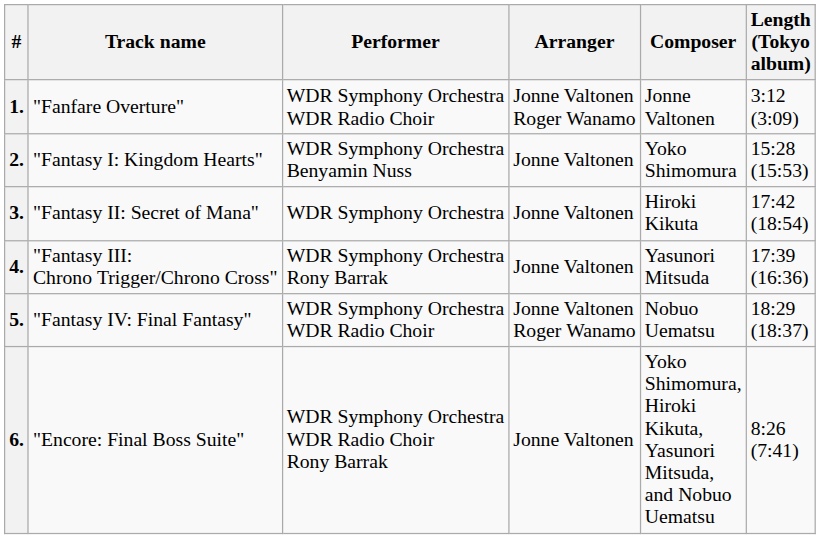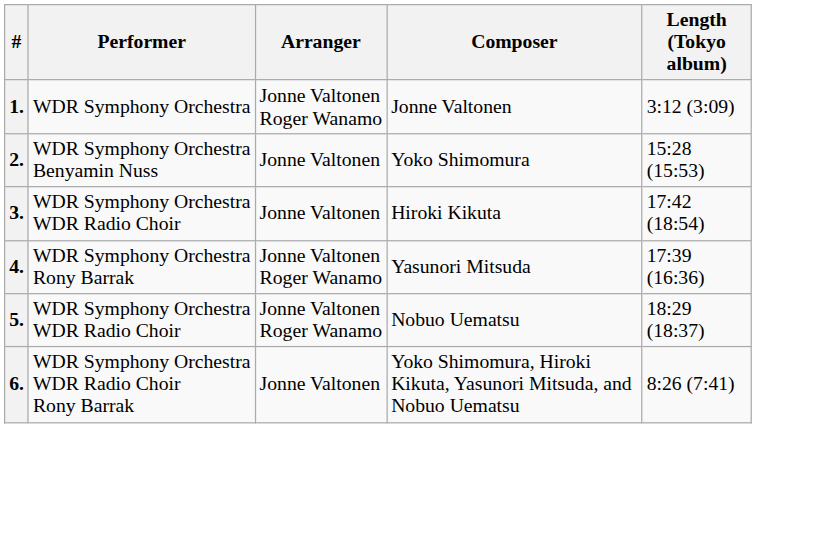- column: (155, 42)
(395, 106) WDR Symphony Orchestra WDR Radio Choir -> (142, 106) WDR Symphony Orchestra
(395, 213) WDR Symphony Orchestra -> (142, 213) WDR Symphony Orchestra WDR Radio Choir
(573, 266) Jonne Valtonen -> (321, 266) Jonne Valtonen Roger Wanamo
